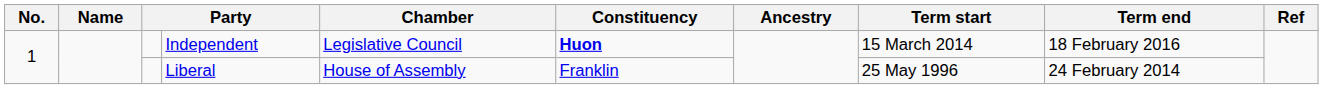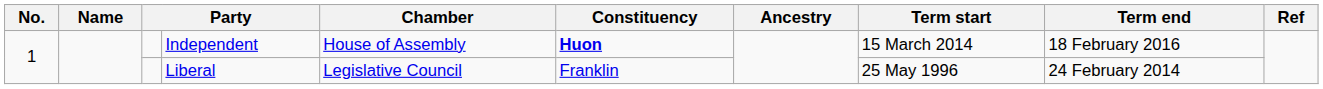(393, 44) Legislative Council -> (394, 44) House of Assembly
(394, 70) House of Assembly -> (393, 70) Legislative Council
